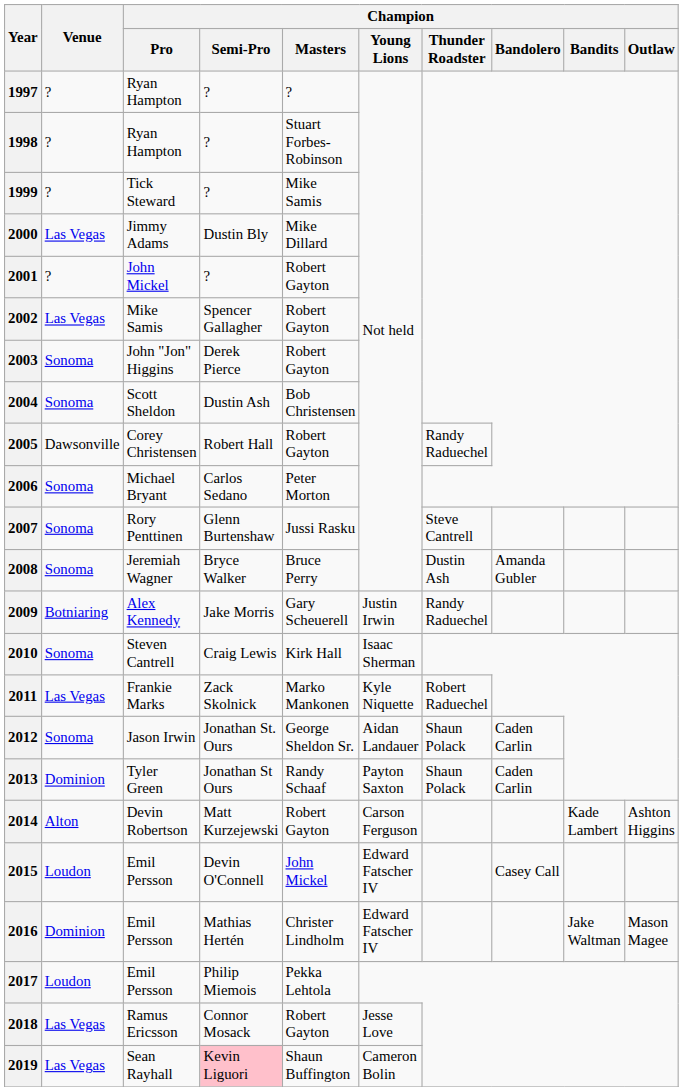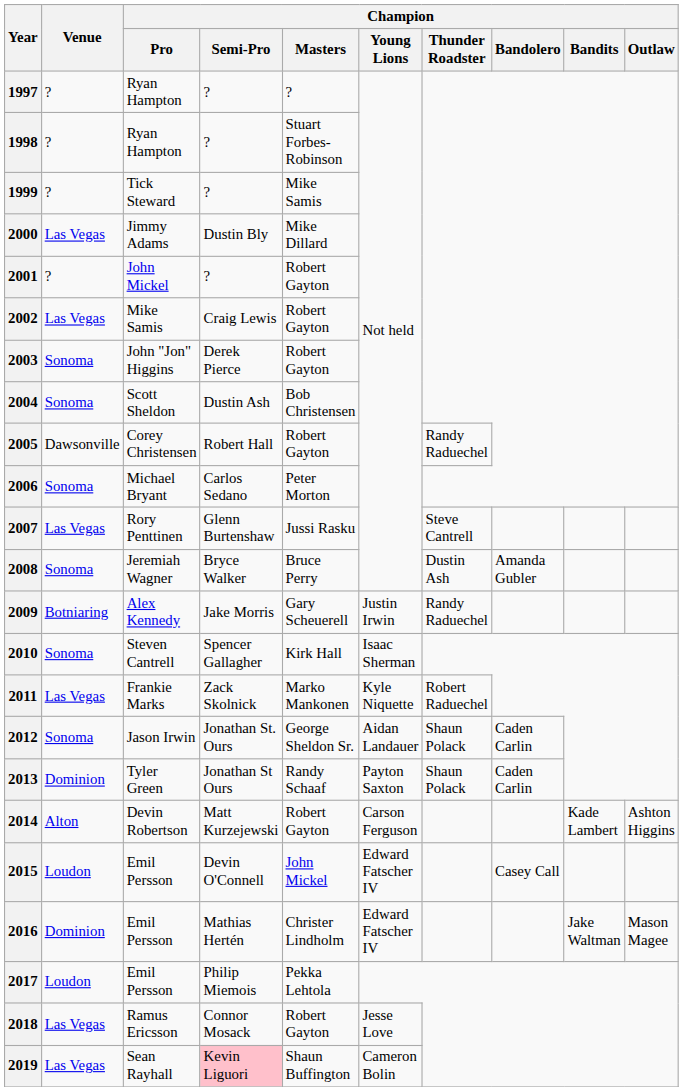(233, 318) Spencer Gallagher -> (240, 318) Craig Lewis
(69, 527) Sonoma -> (75, 527) Las Vegas
(240, 653) Craig Lewis -> (233, 653) Spencer Gallagher
